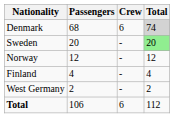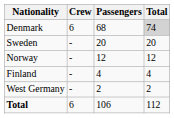columns swapped: (92, 12) <-> (130, 12)
(151, 43) lightgreen background -> (151, 43) no background
